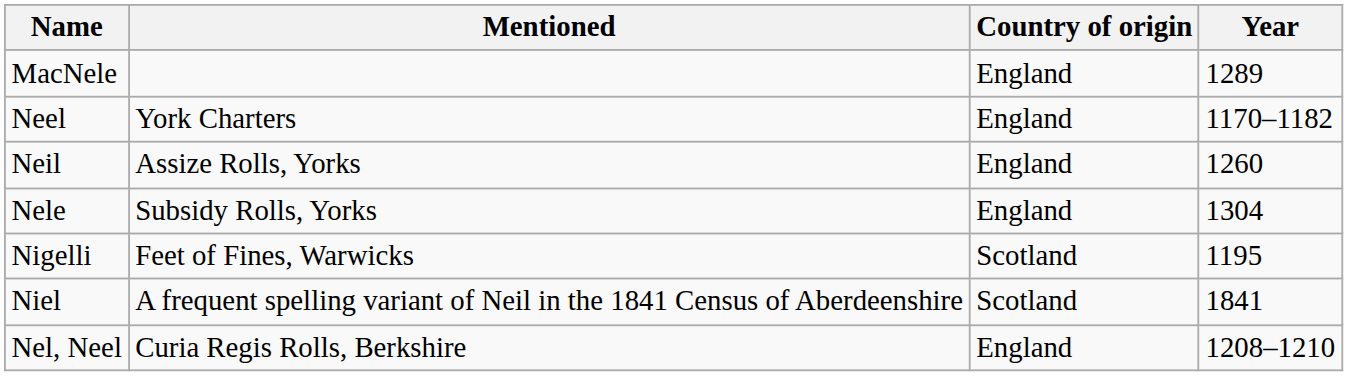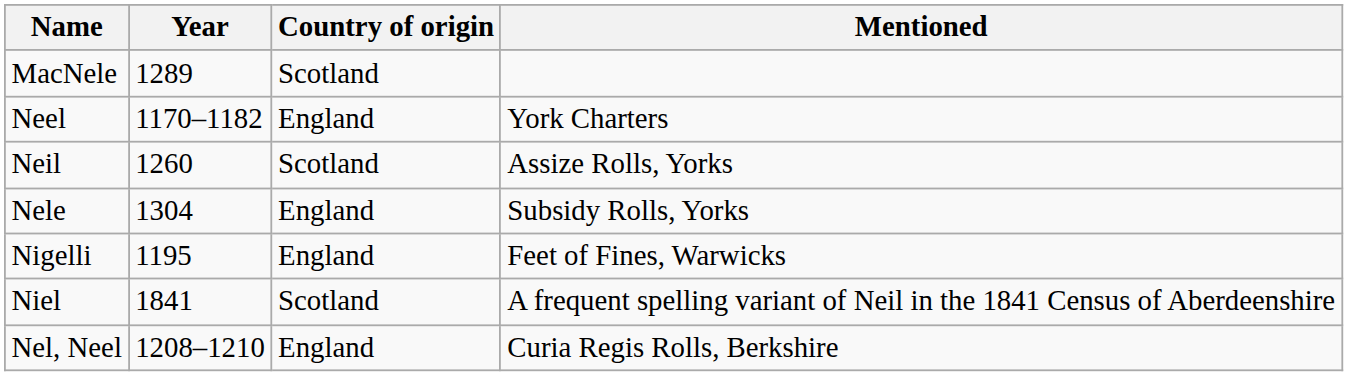columns swapped: (1270, 27) <-> (549, 27)
(1024, 73) England -> (328, 73) Scotland
(1024, 164) England -> (328, 164) Scotland
(1027, 255) Scotland -> (326, 255) England
